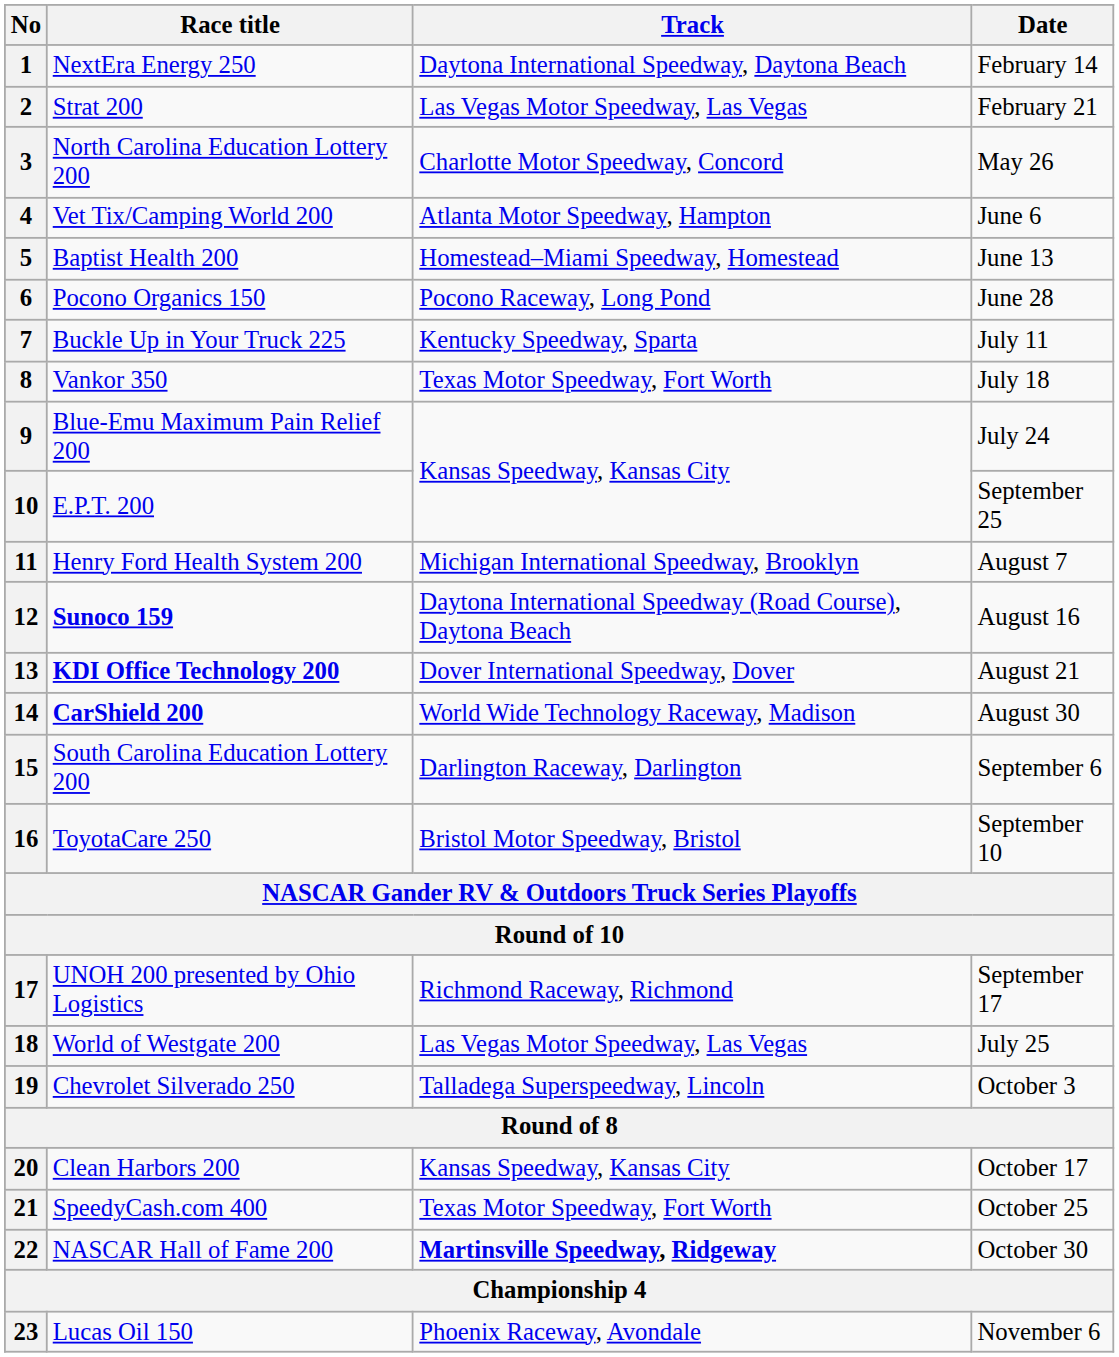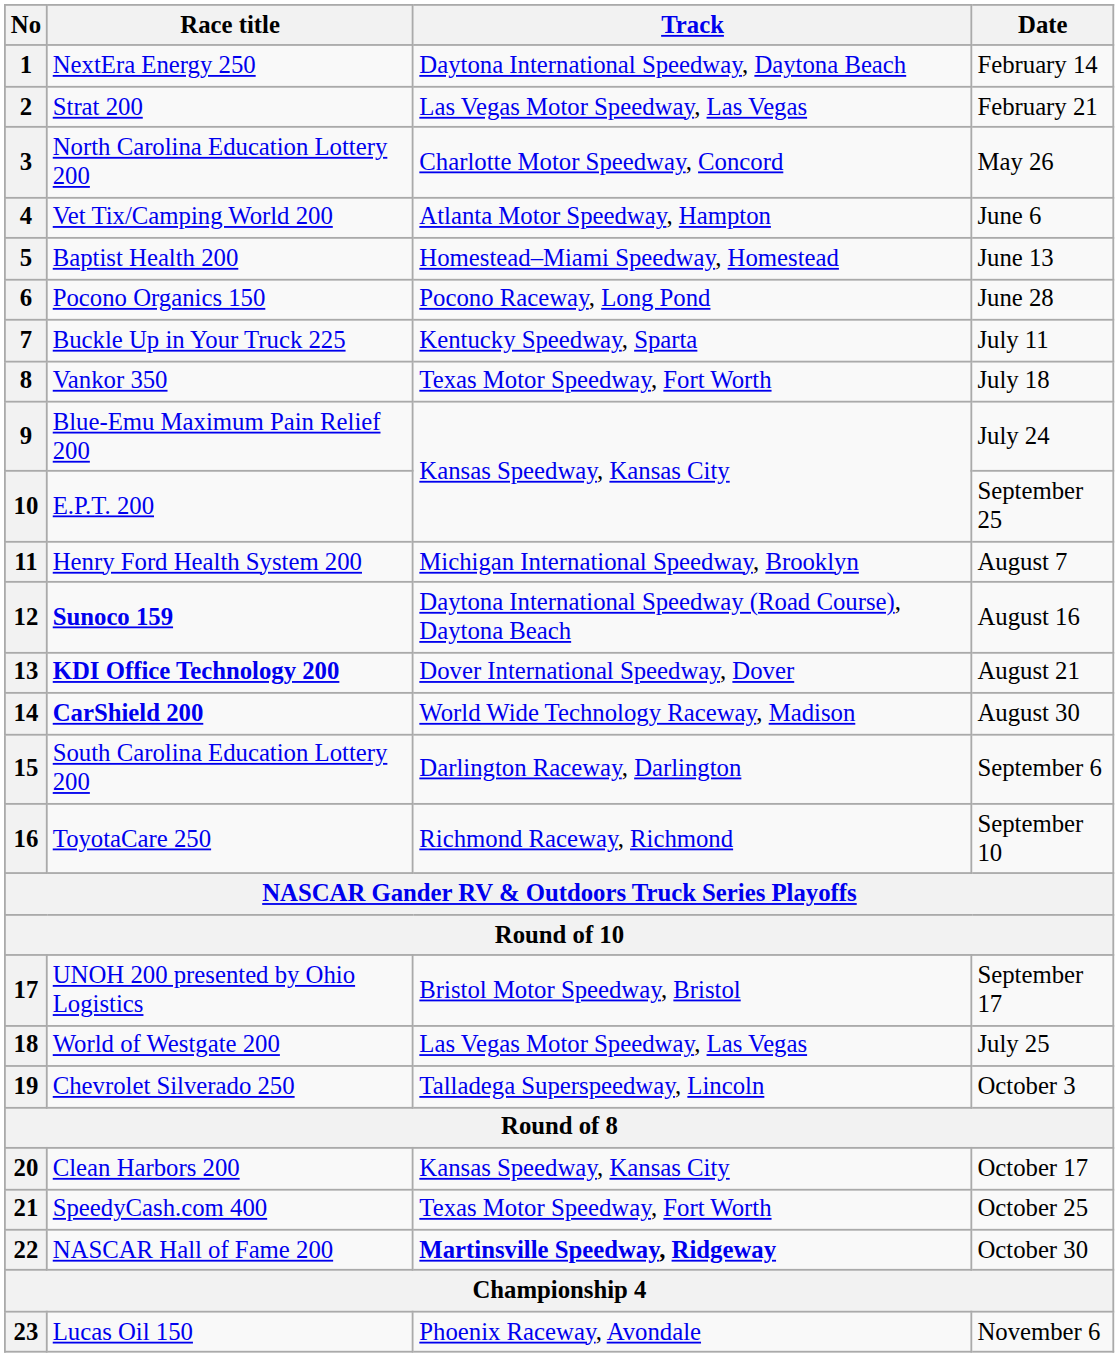(580, 838) Bristol Motor Speedway, Bristol -> (576, 838) Richmond Raceway, Richmond
(576, 989) Richmond Raceway, Richmond -> (580, 989) Bristol Motor Speedway, Bristol
